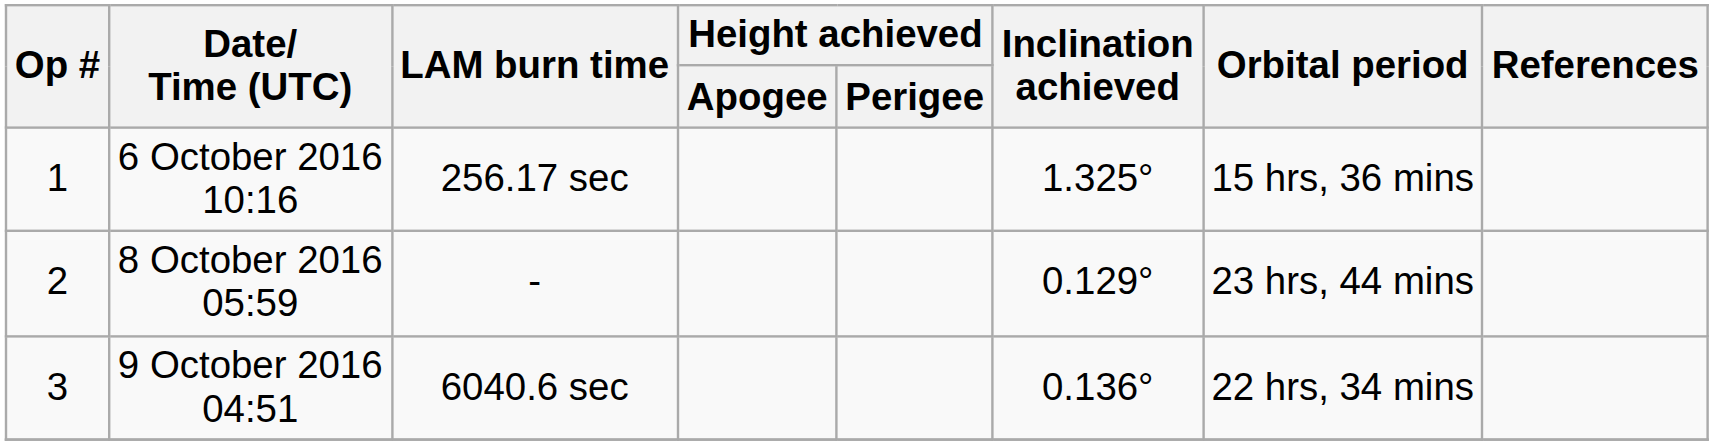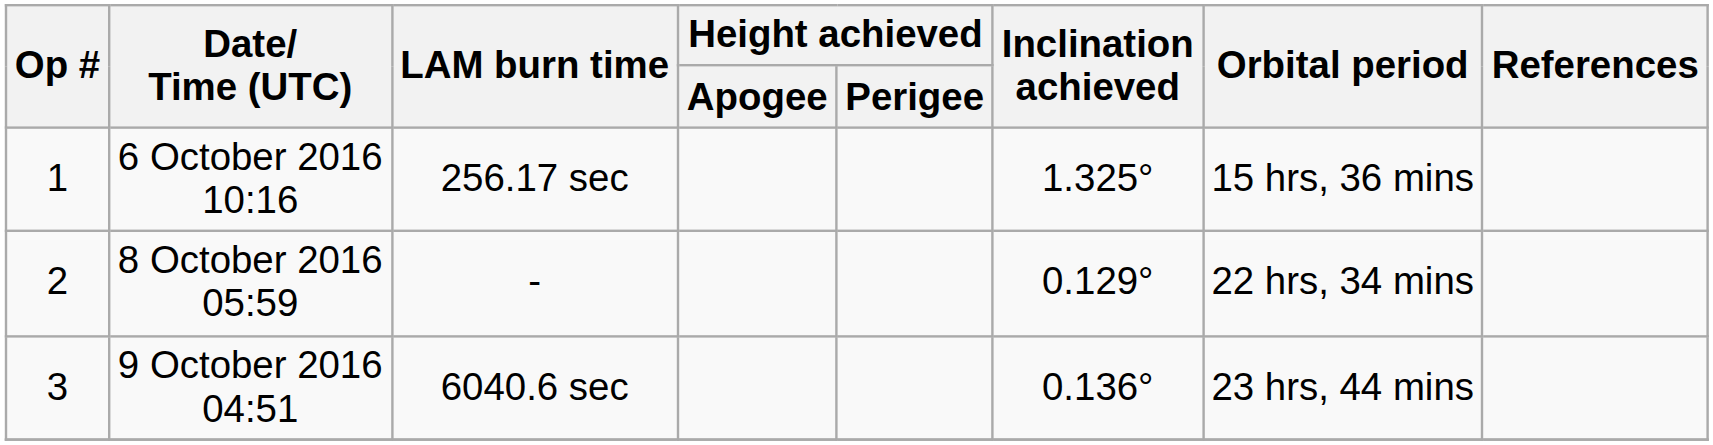(1343, 282) 23 hrs, 44 mins -> (1343, 282) 22 hrs, 34 mins
(1343, 386) 22 hrs, 34 mins -> (1343, 386) 23 hrs, 44 mins
